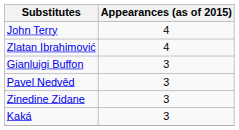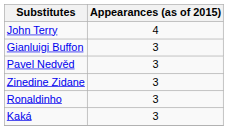- row: (51, 47)
+ row: (34, 99)
